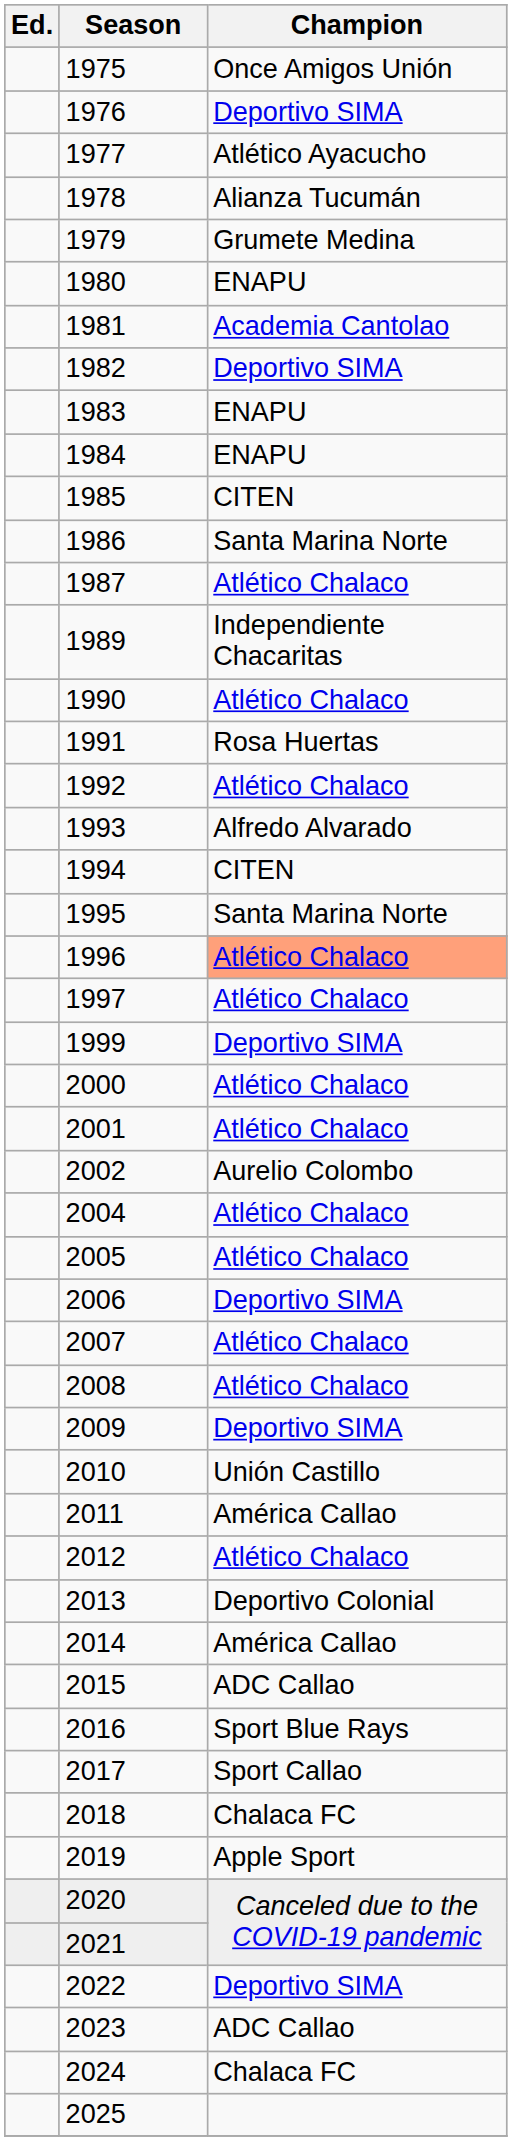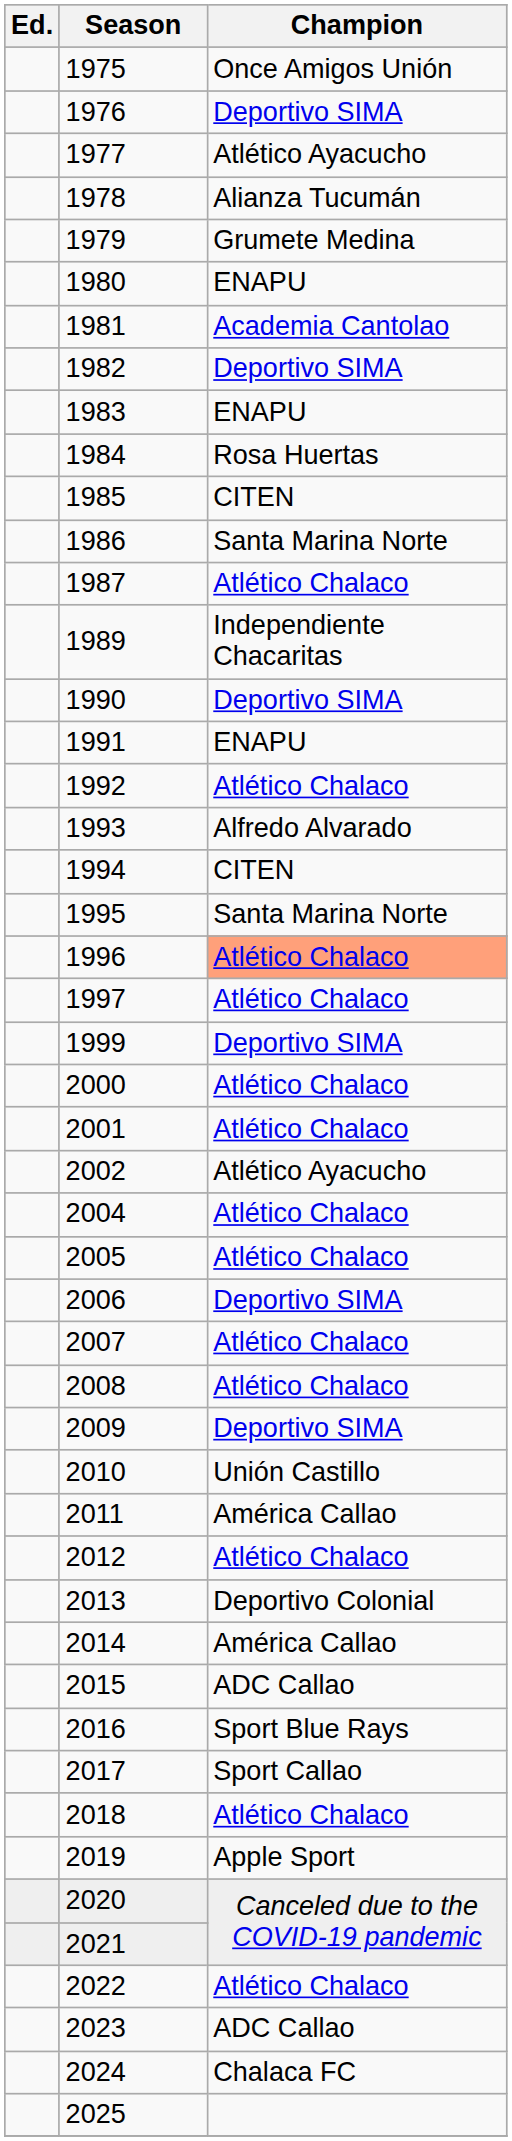(260, 454) ENAPU -> (296, 454) Rosa Huertas
(311, 699) Atlético Chalaco -> (308, 699) Deportivo SIMA
(296, 742) Rosa Huertas -> (260, 742) ENAPU
(313, 1171) Aurelio Colombo -> (320, 1171) Atlético Ayacucho
(285, 1814) Chalaca FC -> (311, 1814) Atlético Chalaco
(308, 1986) Deportivo SIMA -> (311, 1986) Atlético Chalaco
